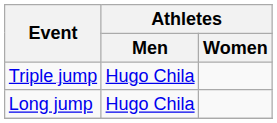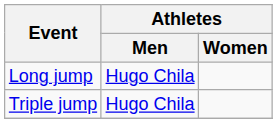rows swapped: (51, 105) <-> (53, 76)
